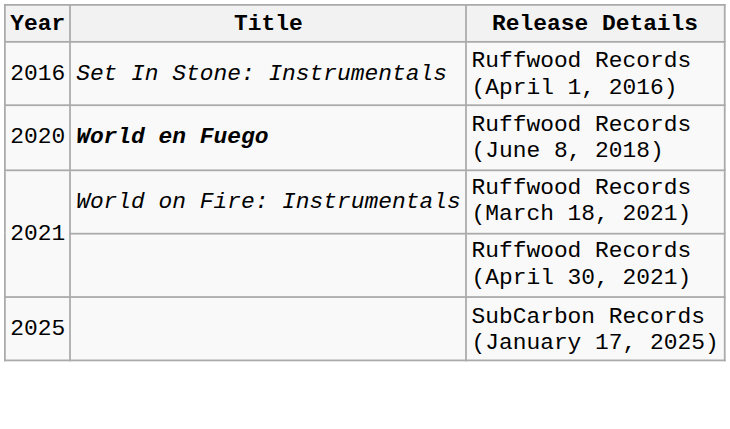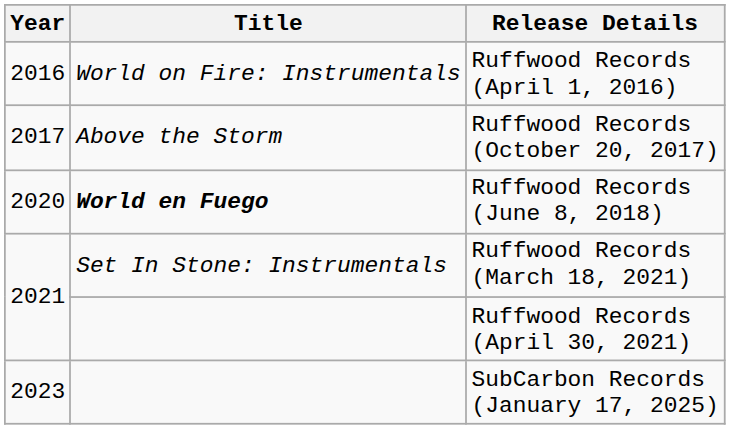(262, 74) Set In Stone: Instrumentals -> (268, 74) World on Fire: Instrumentals
+ row: (595, 138)
(268, 201) World on Fire: Instrumentals -> (262, 265) Set In Stone: Instrumentals
(38, 329) 2025 -> (38, 392) 2023
